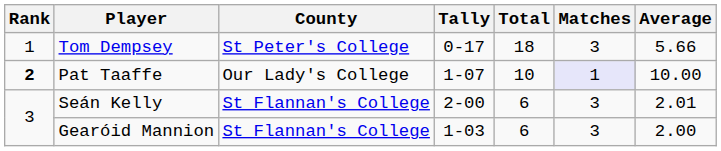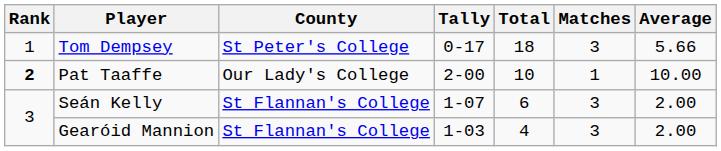(464, 75) 1-07 -> (464, 75) 2-00
(595, 75) lavender background -> (595, 75) no background
(464, 103) 2-00 -> (464, 103) 1-07
(676, 103) 2.01 -> (676, 103) 2.00
(524, 131) 6 -> (524, 131) 4
